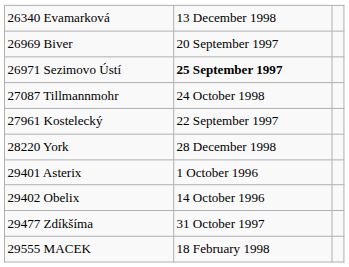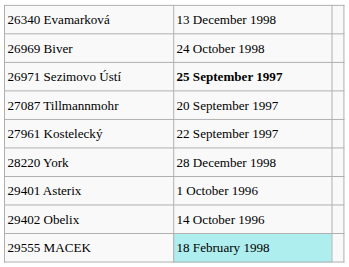(227, 44) 20 September 1997 -> (221, 48) 24 October 1998
(221, 95) 24 October 1998 -> (227, 105) 20 September 1997
- row: (50, 223)
(223, 249) no background -> (223, 248) paleturquoise background
